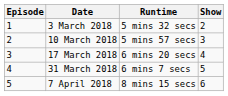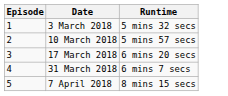- column: (211, 12)
